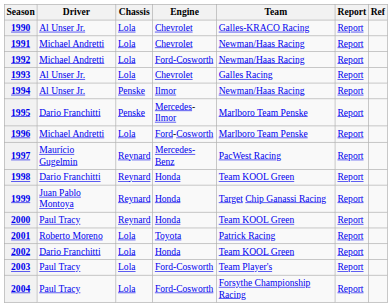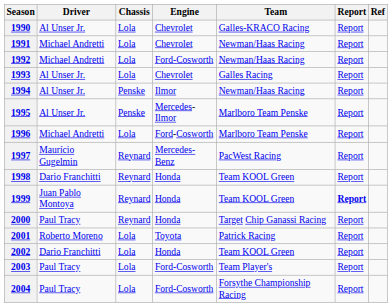(70, 112) Dario Franchitti -> (62, 112) Al Unser Jr.
(272, 198) Target Chip Ganassi Racing -> (256, 198) Team KOOL Green
(351, 198) normal -> (352, 198) bold
(256, 220) Team KOOL Green -> (272, 220) Target Chip Ganassi Racing
